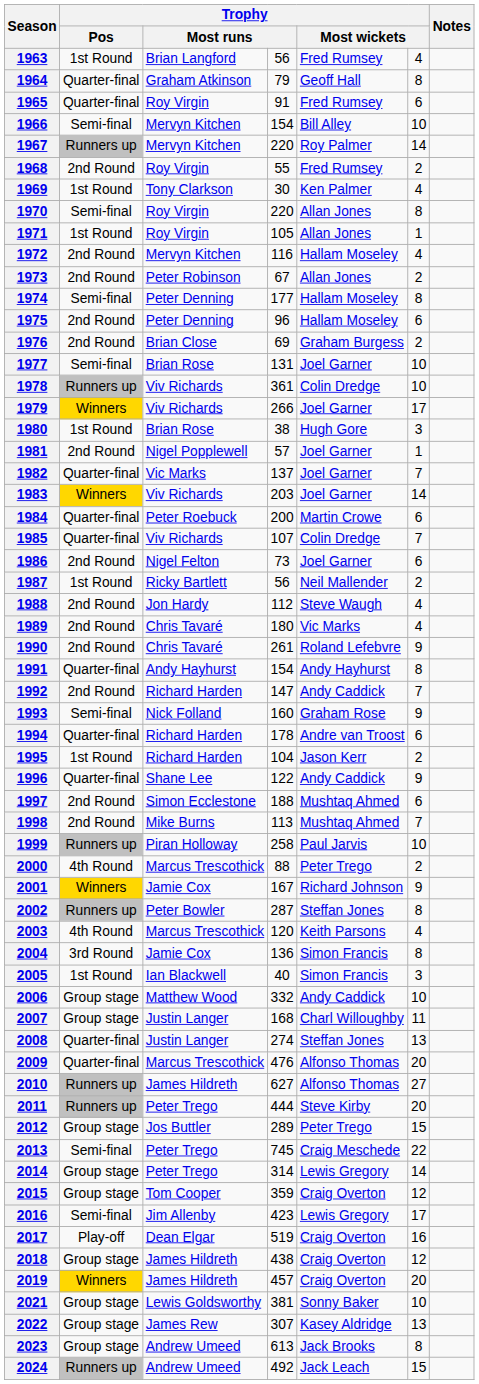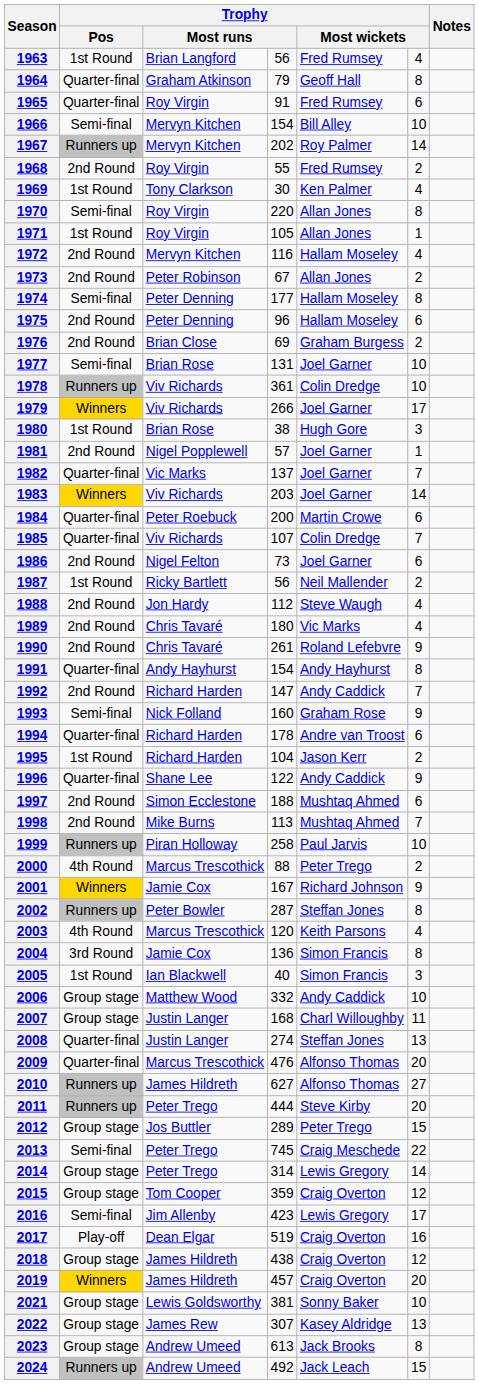(282, 146) 220 -> (282, 146) 202
